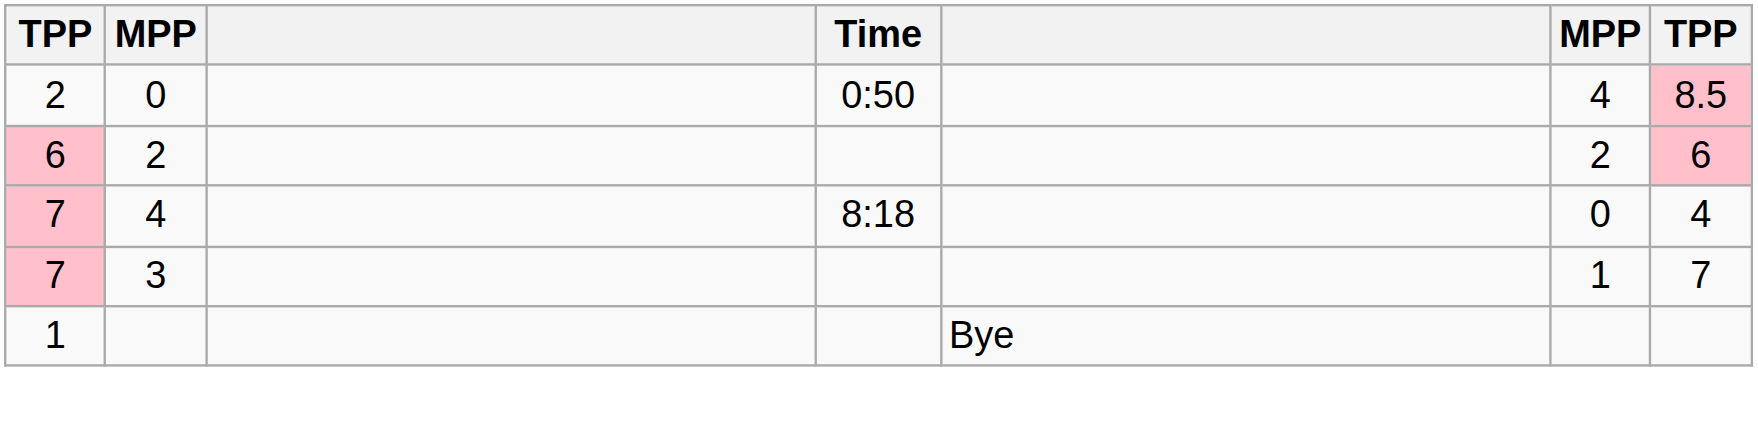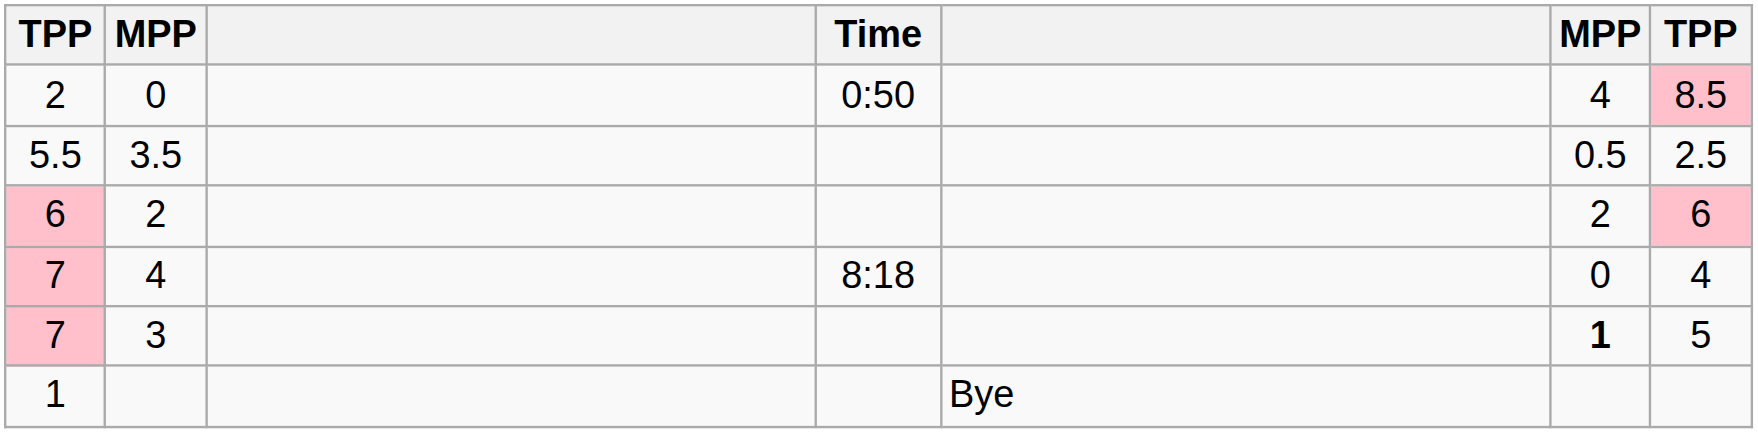+ row: (156, 154)
(1600, 275) normal -> (1600, 335) bold
(1701, 275) 7 -> (1701, 335) 5
